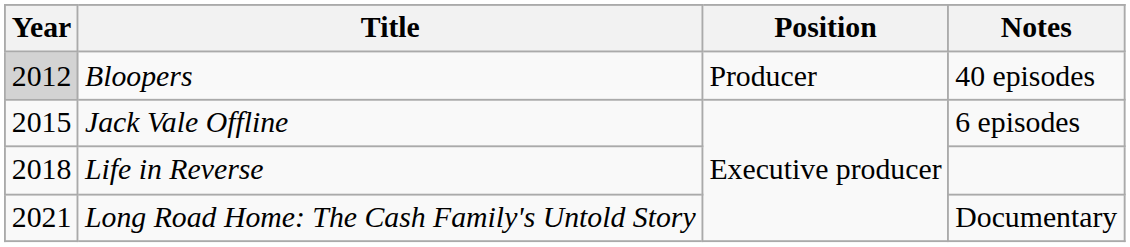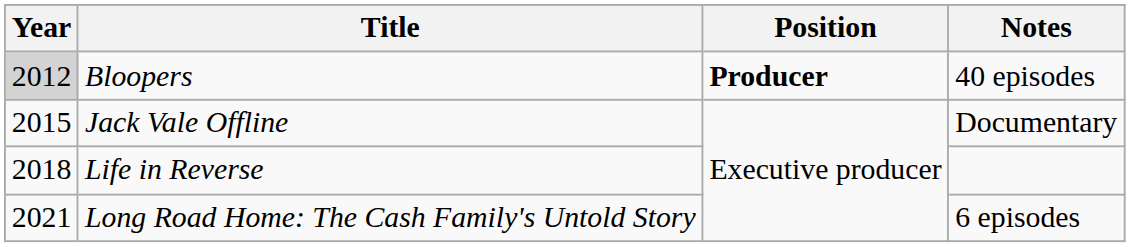(763, 75) normal -> (769, 75) bold
(1018, 122) 6 episodes -> (1036, 122) Documentary
(1036, 216) Documentary -> (1018, 216) 6 episodes
